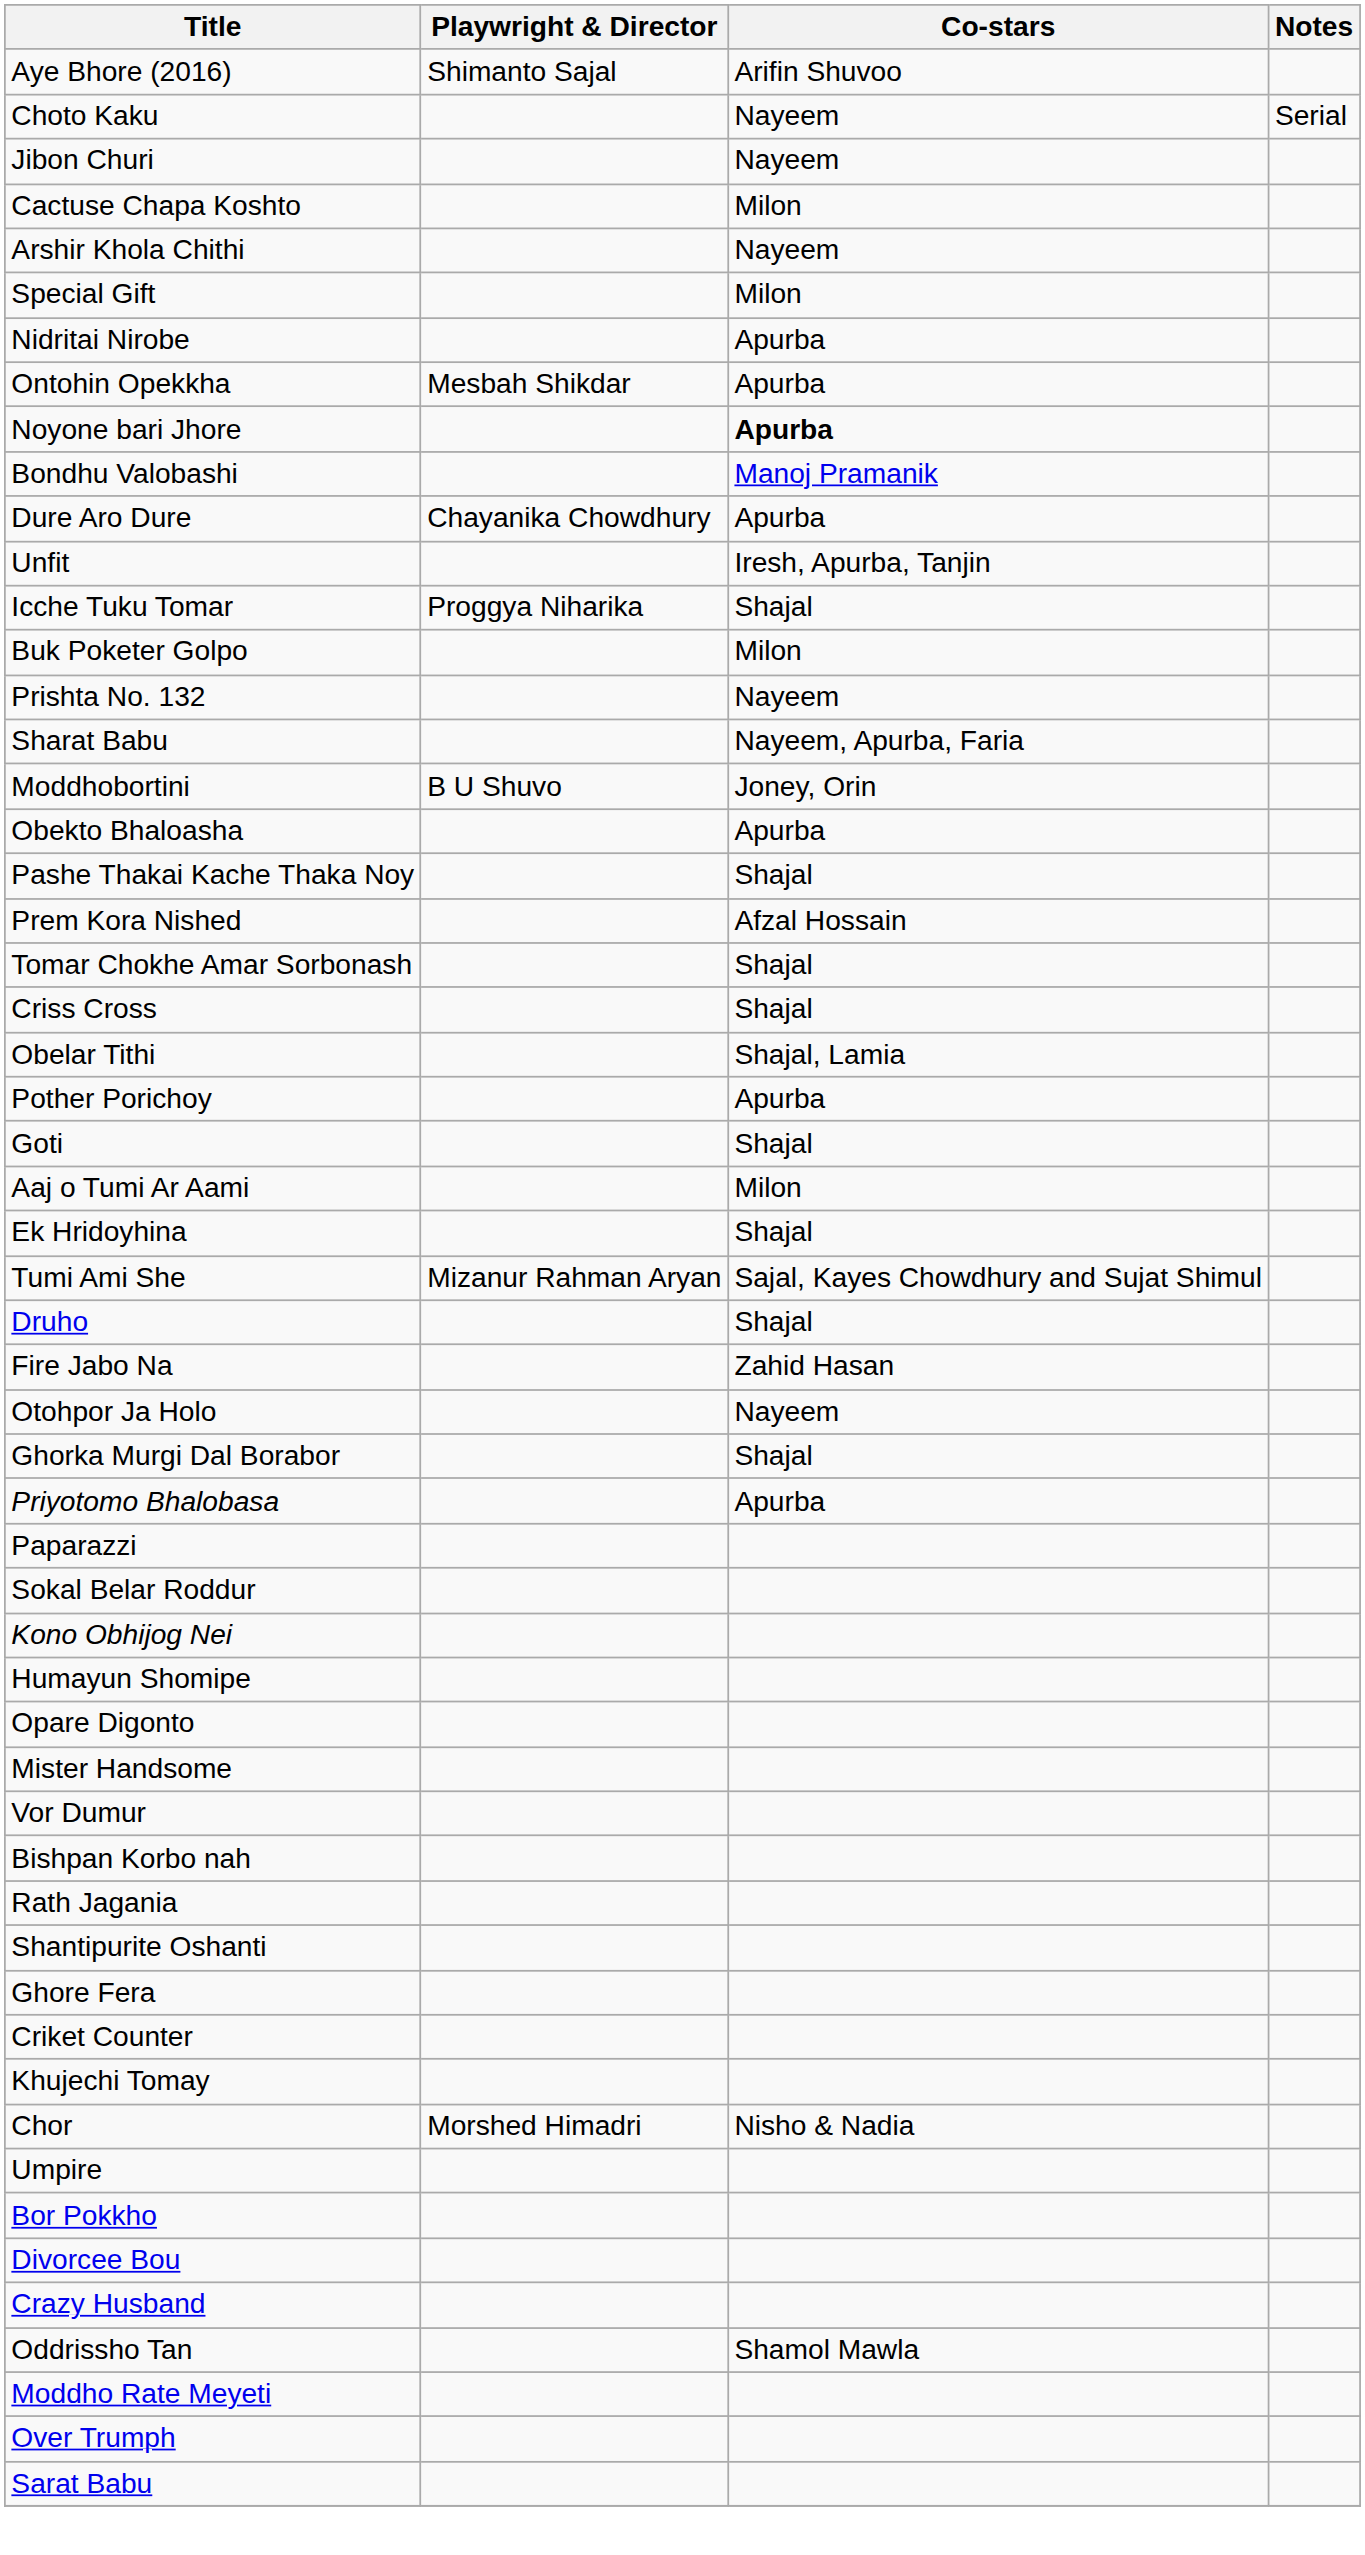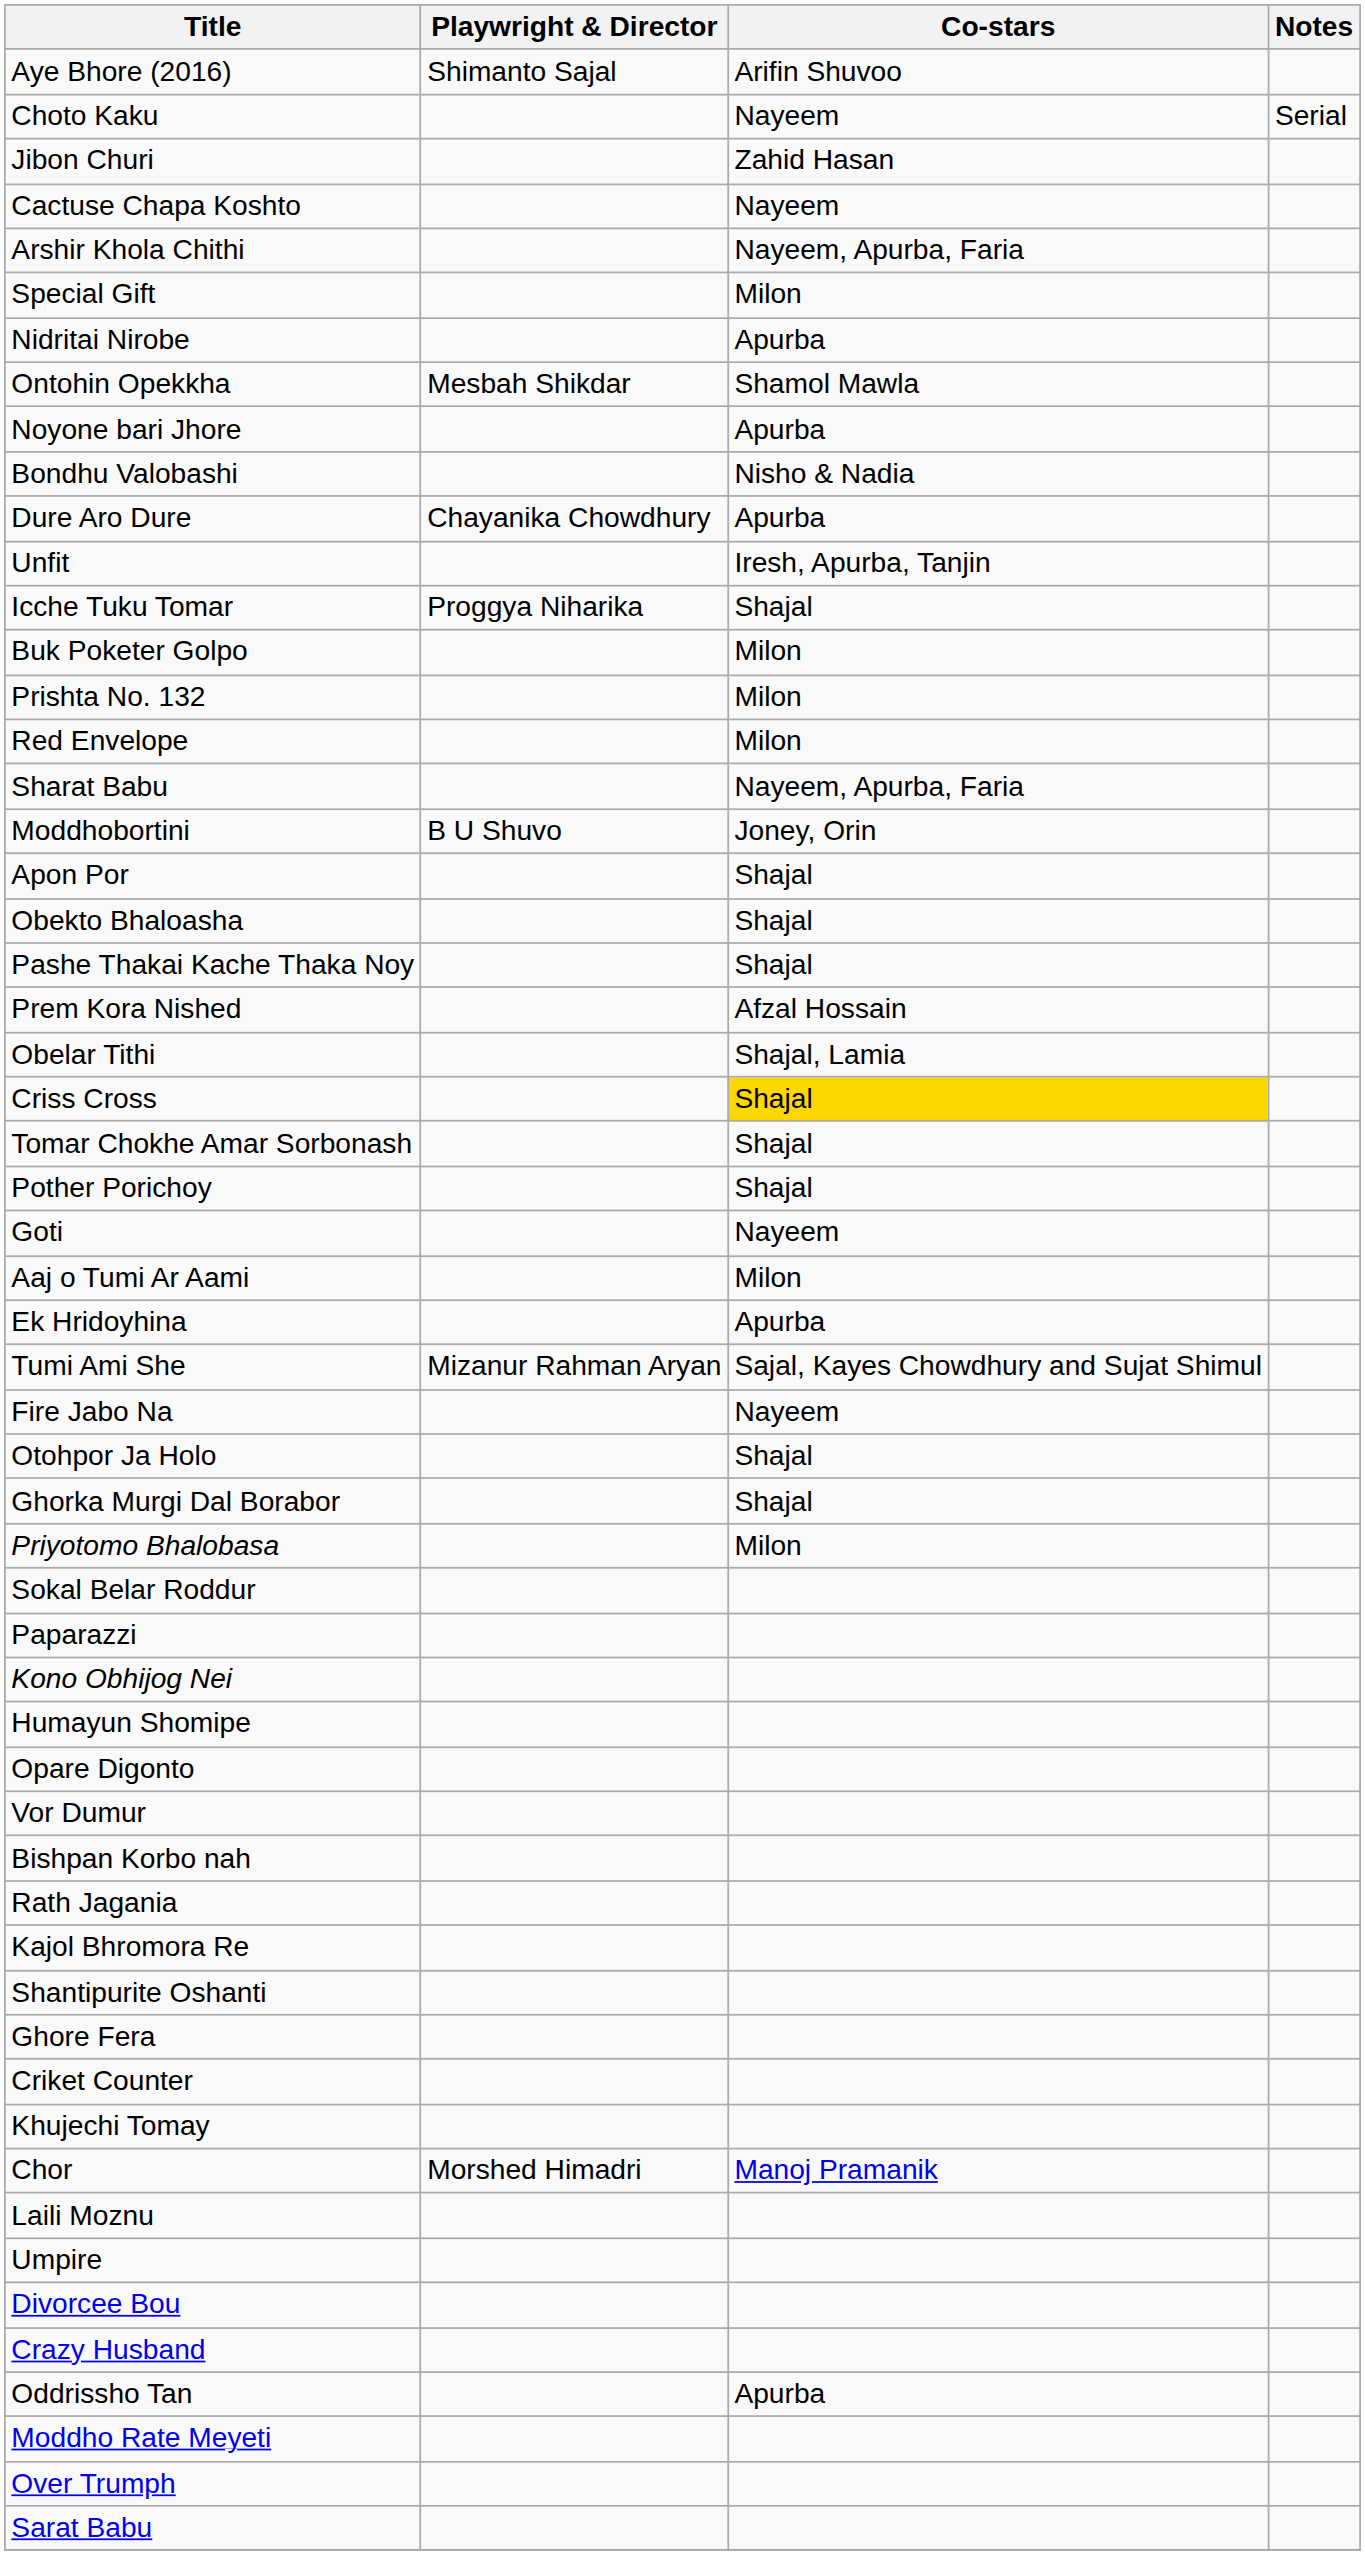(787, 160) Nayeem -> (814, 160) Zahid Hasan
(768, 205) Milon -> (787, 205) Nayeem
(787, 250) Nayeem -> (879, 250) Nayeem, Apurba, Faria
(780, 384) Apurba -> (827, 384) Shamol Mawla
(784, 428) bold -> (780, 428) normal
(836, 473) Manoj Pramanik -> (824, 473) Nisho & Nadia
(787, 696) Nayeem -> (768, 696) Milon
+ row: (100, 741)
+ row: (70, 875)
(780, 830) Apurba -> (774, 920) Shajal
rows swapped: (83, 1054) <-> (212, 964)
(774, 1009) no background -> (774, 1098) gold background
(780, 1098) Apurba -> (774, 1187) Shajal
(774, 1143) Shajal -> (787, 1232) Nayeem
(774, 1232) Shajal -> (780, 1321) Apurba
- row: (50, 1321)
(814, 1366) Zahid Hasan -> (787, 1411) Nayeem
(787, 1411) Nayeem -> (774, 1455) Shajal
(780, 1500) Apurba -> (768, 1545) Milon
rows swapped: (133, 1589) <-> (74, 1545)
- row: (122, 1768)
+ row: (130, 1947)
(824, 2125) Nisho & Nadia -> (836, 2170) Manoj Pramanik
+ row: (83, 2215)
- row: (84, 2215)
(827, 2349) Shamol Mawla -> (780, 2393) Apurba
